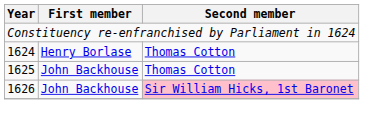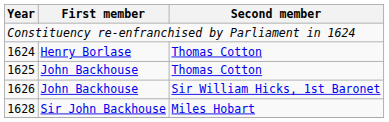(249, 89) pink background -> (276, 89) no background
+ row: (21, 108)
